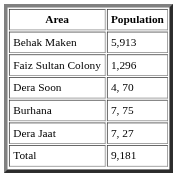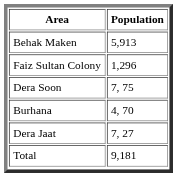(122, 87) 4, 70 -> (122, 87) 7, 75
(122, 110) 7, 75 -> (122, 110) 4, 70
